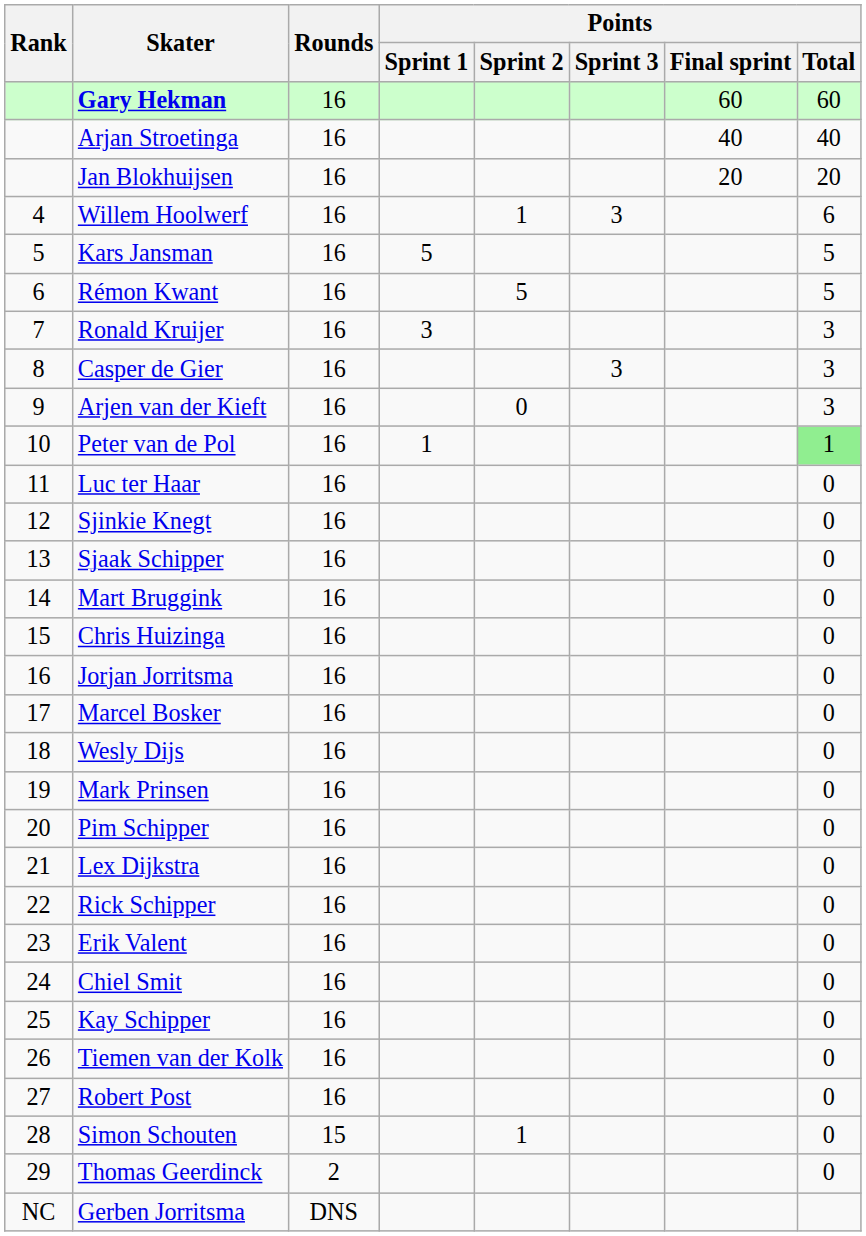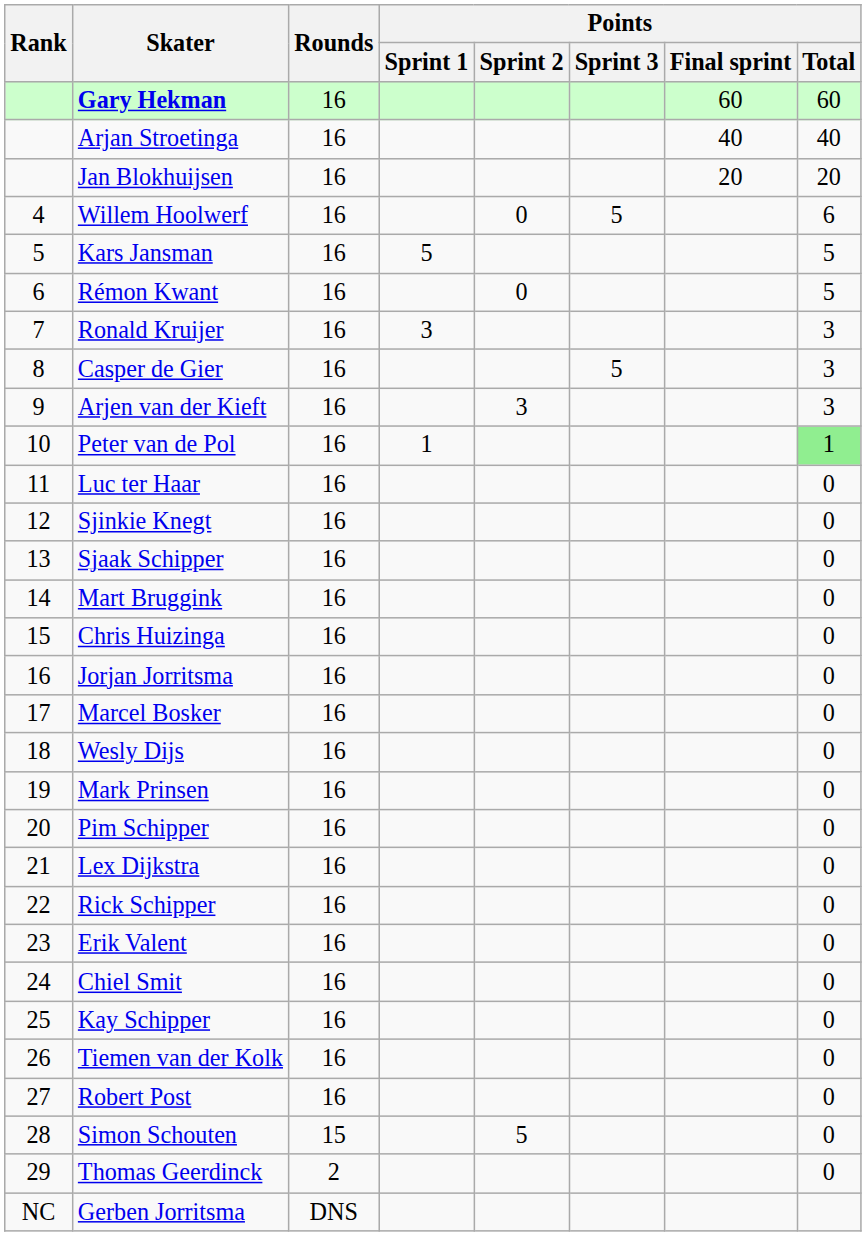(522, 215) 1 -> (522, 215) 0
(617, 215) 3 -> (617, 215) 5
(522, 291) 5 -> (522, 291) 0
(617, 368) 3 -> (617, 368) 5
(522, 406) 0 -> (522, 406) 3
(522, 1134) 1 -> (522, 1134) 5
